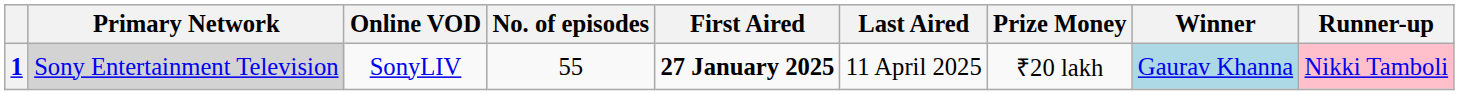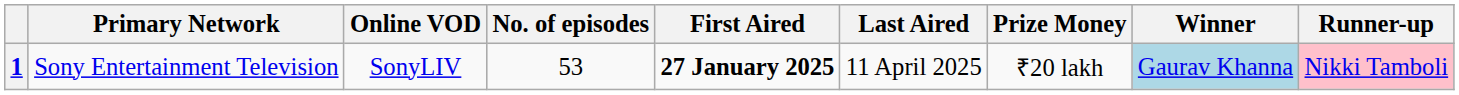(186, 66) lightgrey background -> (186, 66) no background
(571, 66) 55 -> (571, 66) 53
